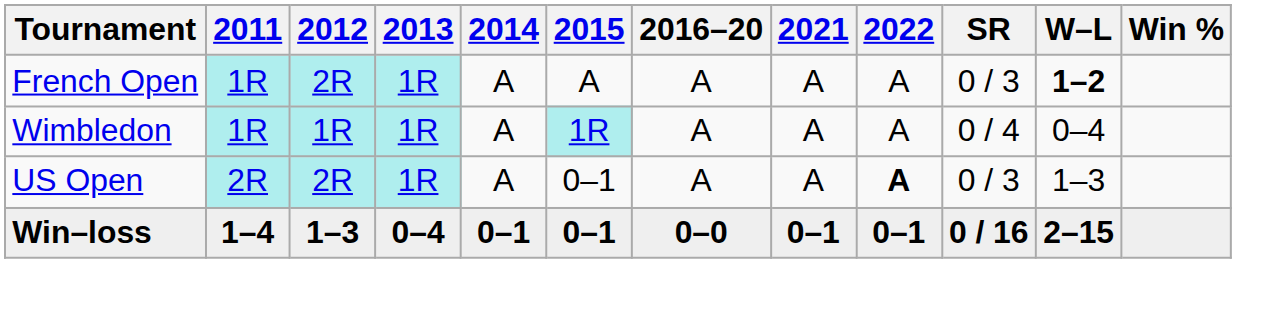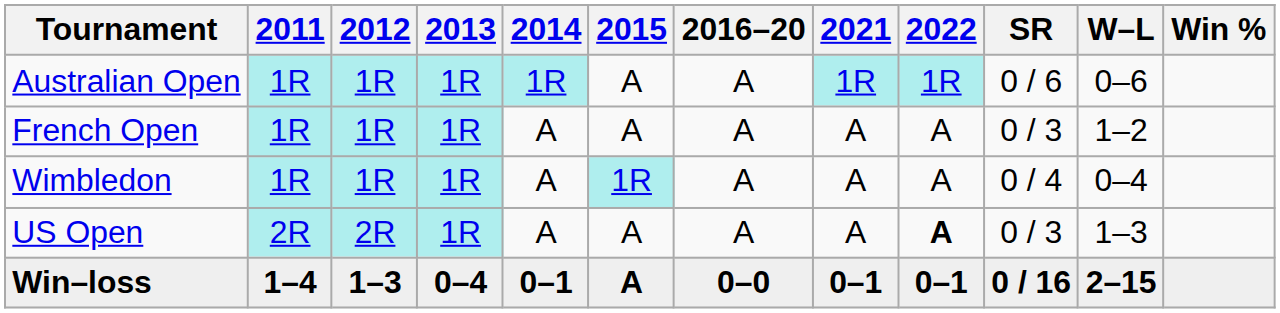+ row: (126, 80)
(333, 80) 2R -> (375, 130) 1R
(1079, 80) bold -> (1121, 130) normal
(589, 181) 0–1 -> (632, 231) A
(589, 231) 0–1 -> (632, 282) A
